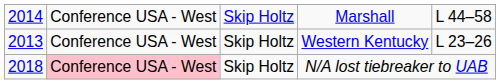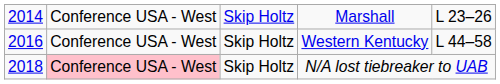(464, 16) L 44–58 -> (464, 16) L 23–26
(26, 41) 2013 -> (26, 41) 2016
(464, 41) L 23–26 -> (464, 41) L 44–58
